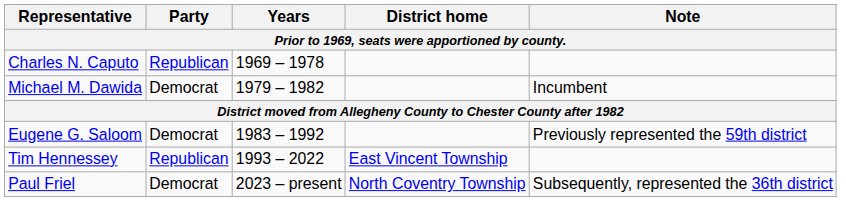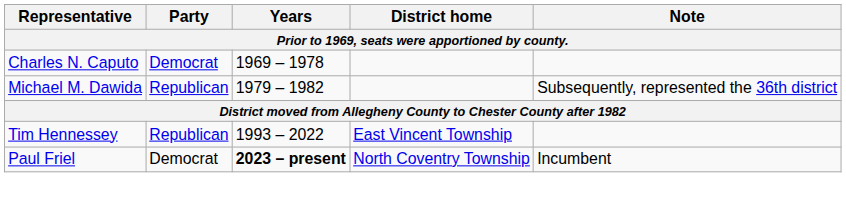(189, 63) Republican -> (184, 63) Democrat
(184, 88) Democrat -> (189, 88) Republican
(570, 88) Incumbent -> (687, 88) Subsequently, represented the 36th district
- row: (75, 134)
(289, 184) normal -> (291, 159) bold
(683, 184) Subsequently, represented the 36th district -> (574, 159) Incumbent
